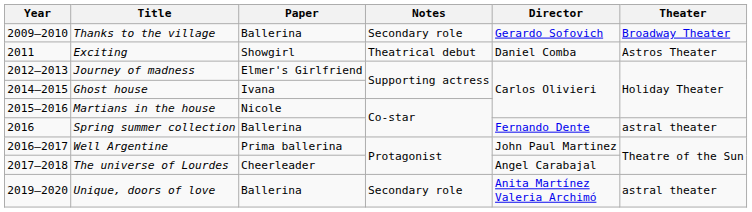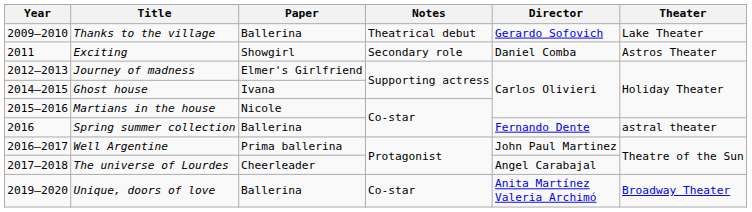(415, 32) Secondary role -> (422, 32) Theatrical debut
(676, 32) Broadway Theater -> (663, 32) Lake Theater
(422, 51) Theatrical debut -> (415, 51) Secondary role
(415, 190) Secondary role -> (392, 190) Co-star
(669, 190) astral theater -> (676, 190) Broadway Theater
